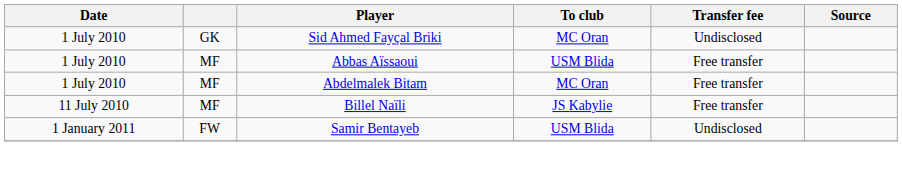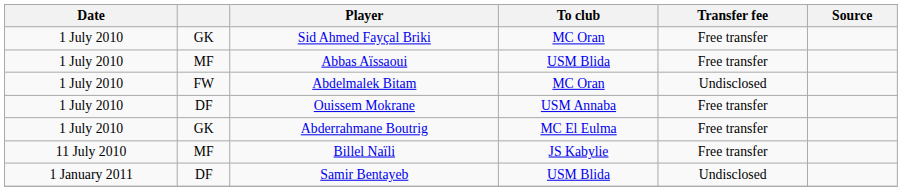(728, 38) Undisclosed -> (733, 38) Free transfer
(210, 83) MF -> (204, 83) FW
(728, 83) Free transfer -> (733, 83) Undisclosed
+ row: (364, 106)
+ row: (364, 128)
(210, 128) FW -> (204, 174) DF
